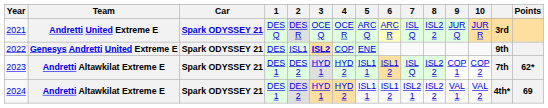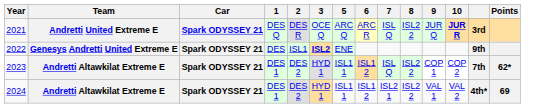- column: (344, 12)
(480, 30) normal -> (457, 30) bold
